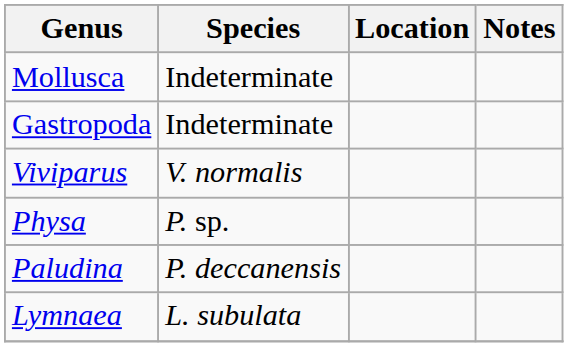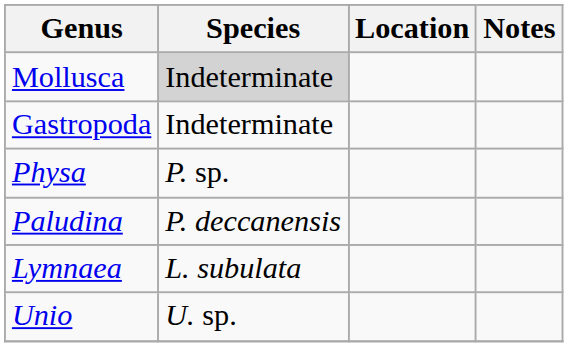(249, 76) no background -> (249, 76) lightgrey background
- row: (70, 172)
+ row: (42, 316)
